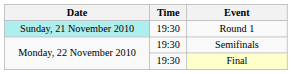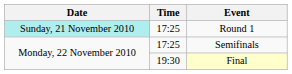(168, 28) 19:30 -> (168, 28) 17:25
(168, 45) 19:30 -> (168, 45) 17:25
